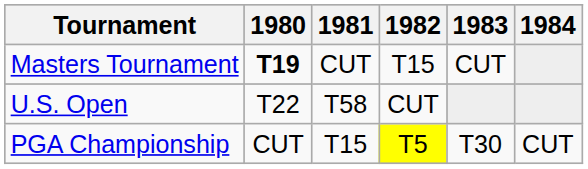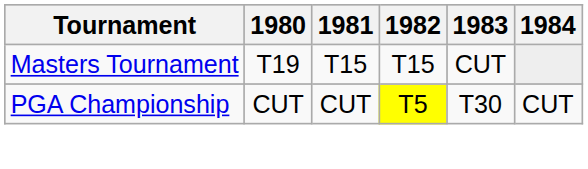(278, 65) bold -> (278, 65) normal
(346, 65) CUT -> (346, 65) T15
- row: (69, 104)
(346, 144) T15 -> (346, 104) CUT
